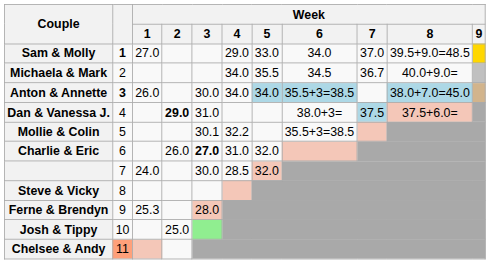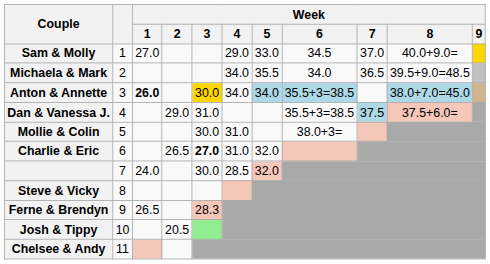(123, 54) bold -> (123, 54) normal
(319, 54) 34.0 -> (319, 54) 34.5
(430, 54) 39.5+9.0=48.5 -> (430, 54) 40.0+9.0=
(319, 73) 34.5 -> (319, 73) 34.0
(372, 73) 36.7 -> (372, 73) 36.5
(430, 73) 40.0+9.0= -> (430, 73) 39.5+9.0=48.5
(123, 93) bold -> (123, 93) normal
(147, 93) normal -> (147, 93) bold
(207, 93) no background -> (207, 93) gold background
(177, 112) bold -> (177, 112) normal
(319, 112) 38.0+3= -> (319, 112) 35.5+3=38.5
(207, 132) 30.1 -> (207, 132) 30.0
(237, 132) 32.2 -> (237, 132) 31.0
(319, 132) 35.5+3=38.5 -> (319, 132) 38.0+3=
(177, 152) 26.0 -> (177, 152) 26.5
(147, 210) 25.3 -> (147, 210) 26.5
(207, 210) 28.0 -> (207, 210) 28.3
(177, 230) 25.0 -> (177, 230) 20.5
(123, 249) lightsalmon background -> (123, 249) no background
